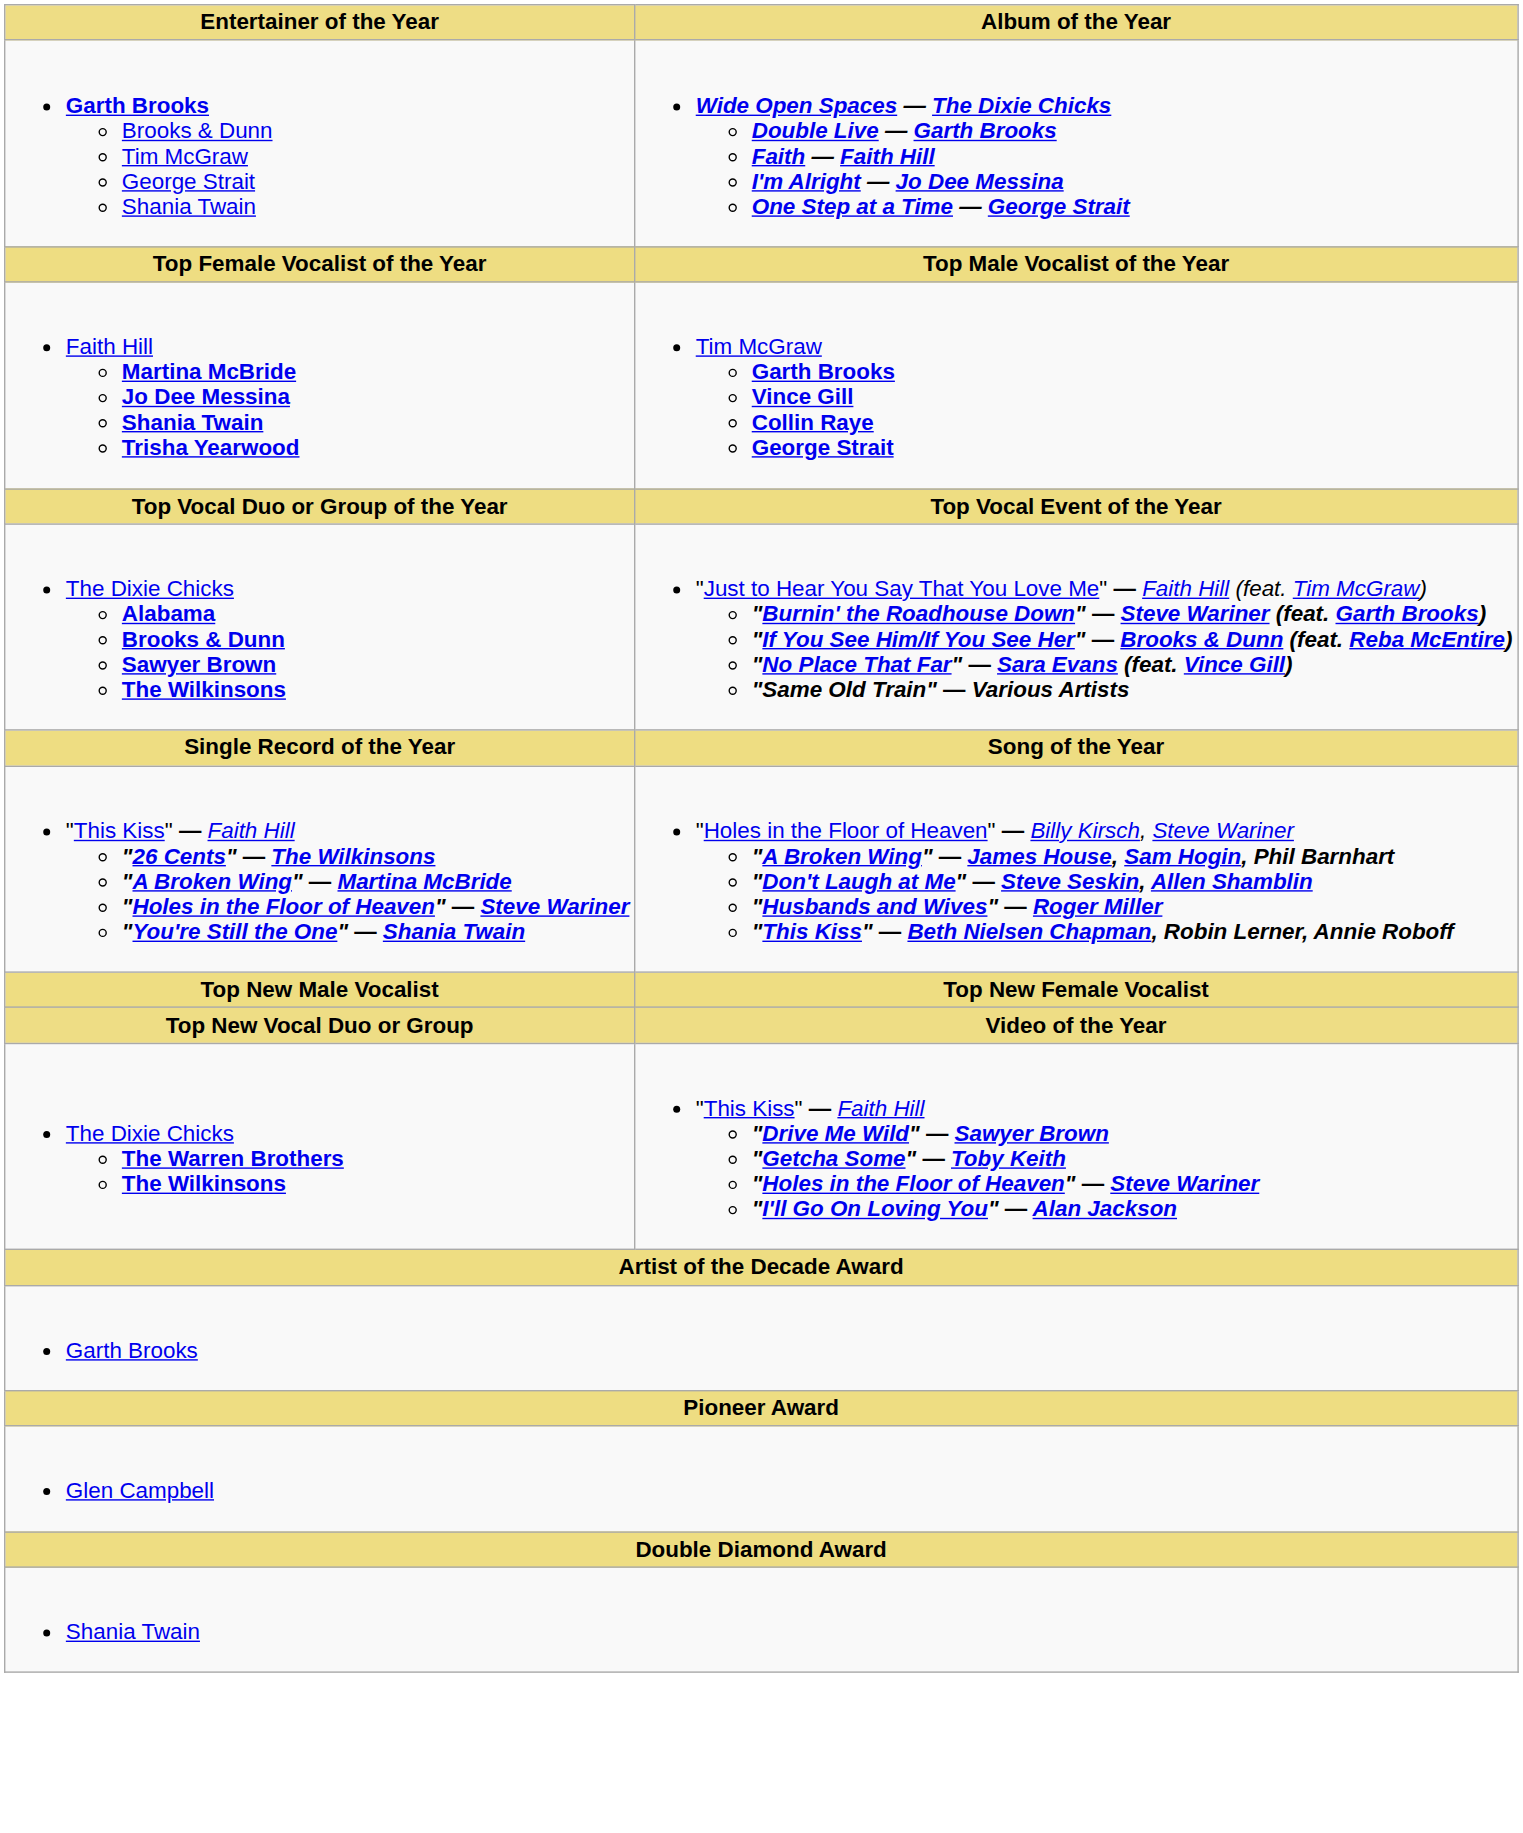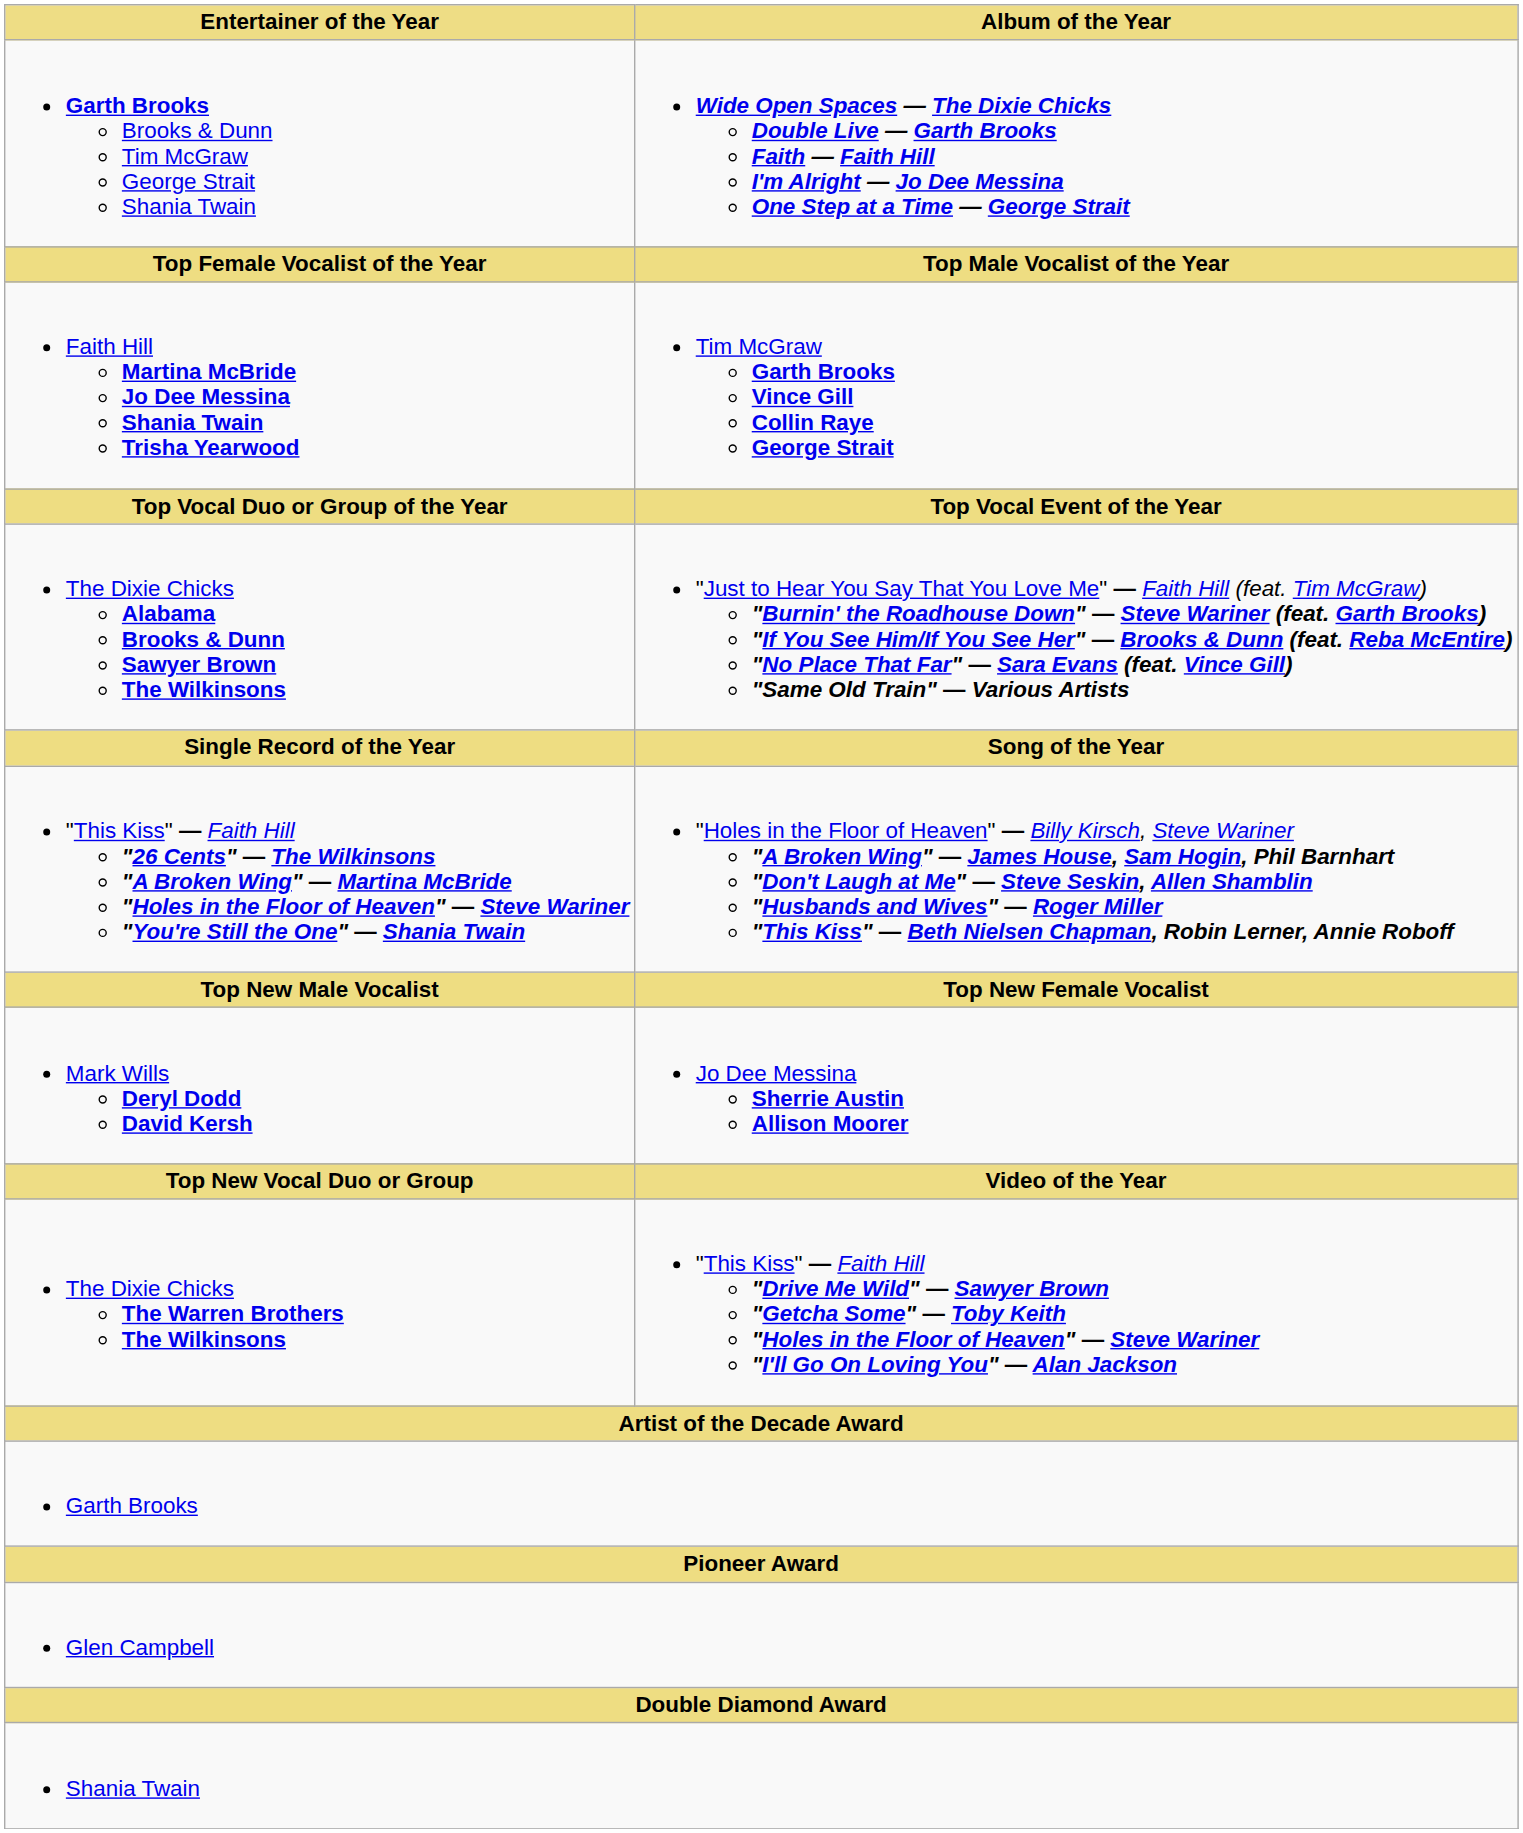+ row: (320, 1098)
